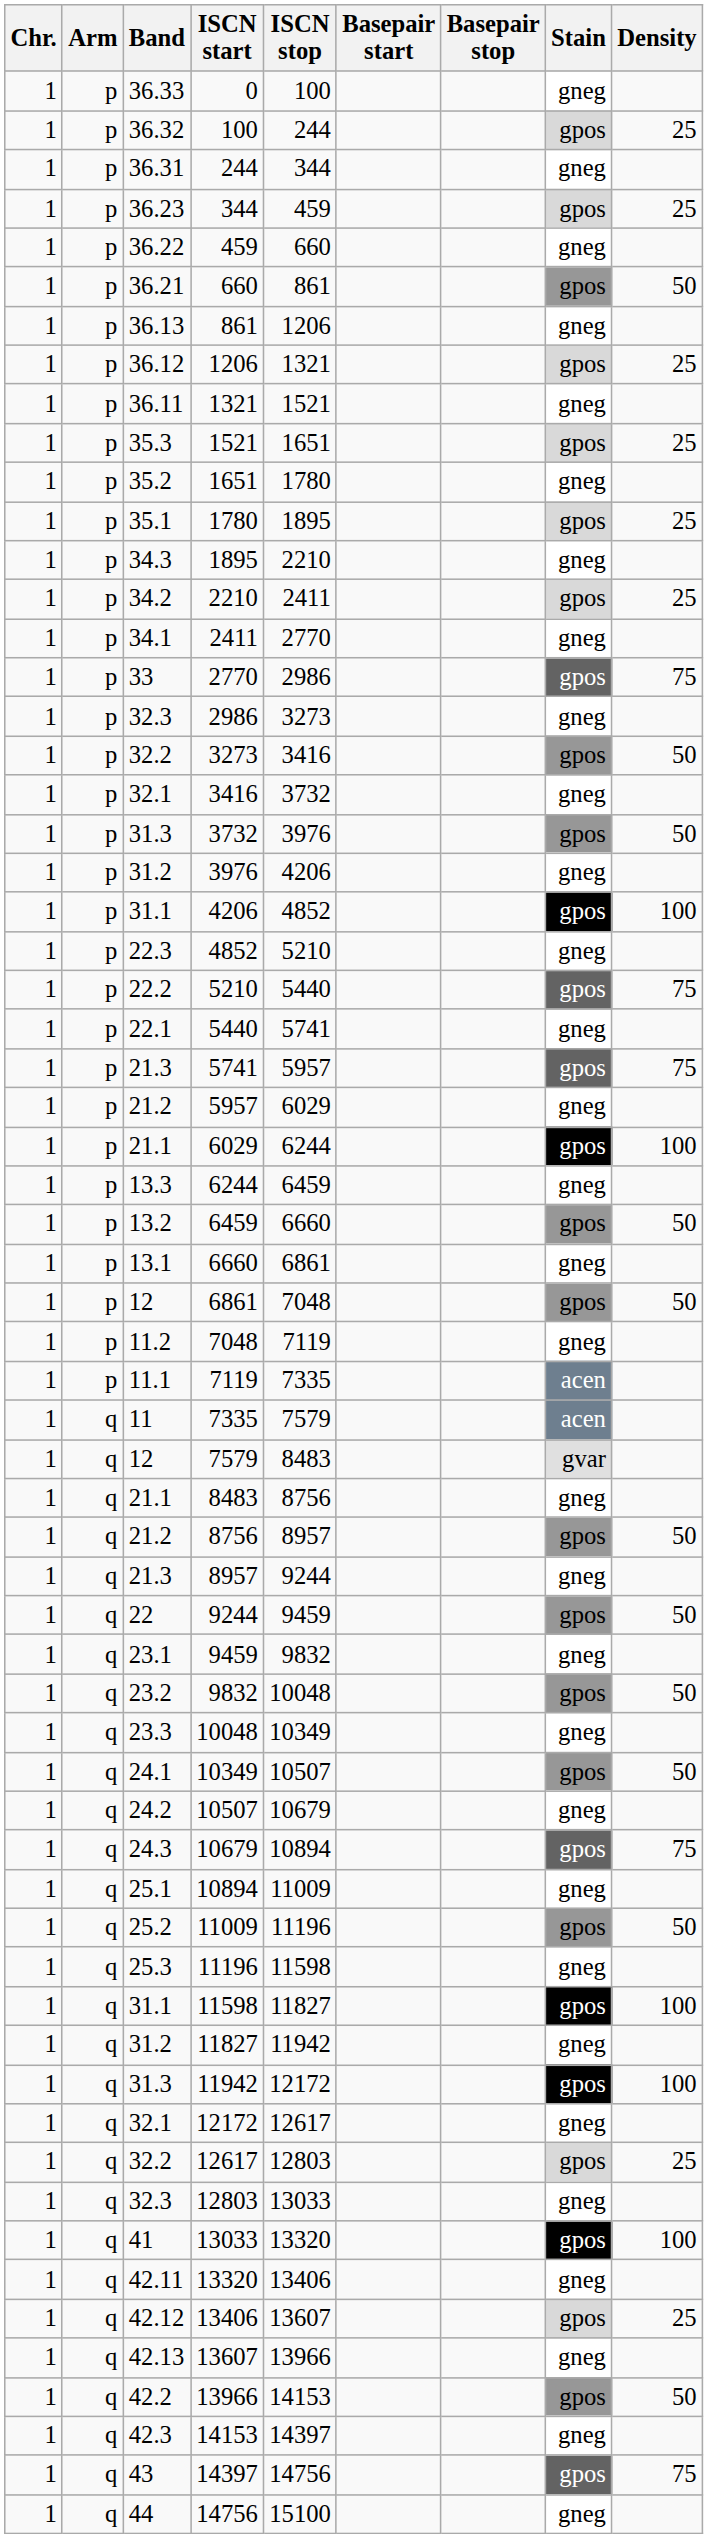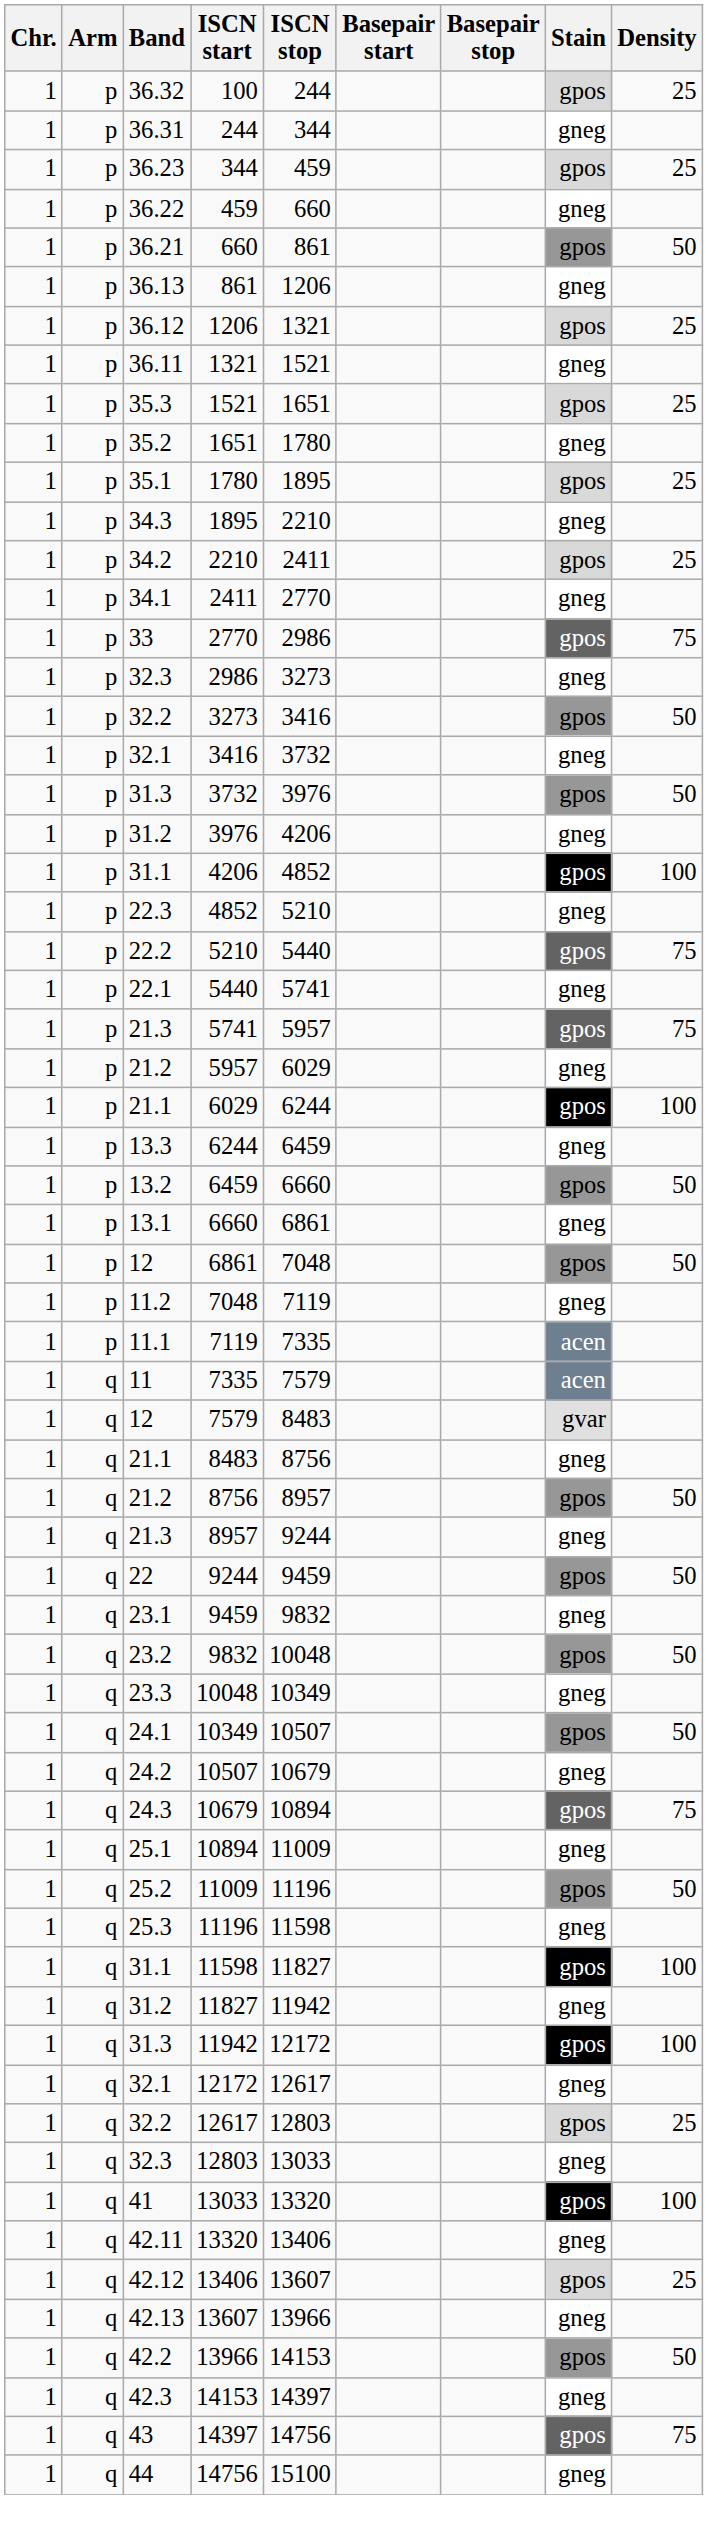- row: (252, 90)
